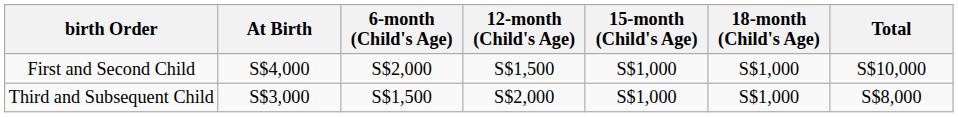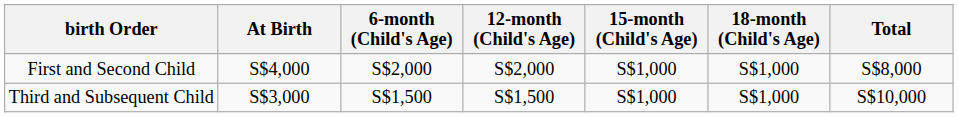(524, 68) S$1,500 -> (524, 68) S$2,000
(891, 68) S$10,000 -> (891, 68) S$8,000
(524, 97) S$2,000 -> (524, 97) S$1,500
(891, 97) S$8,000 -> (891, 97) S$10,000
